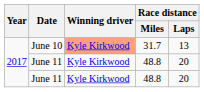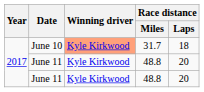(184, 46) 13 -> (184, 46) 18
